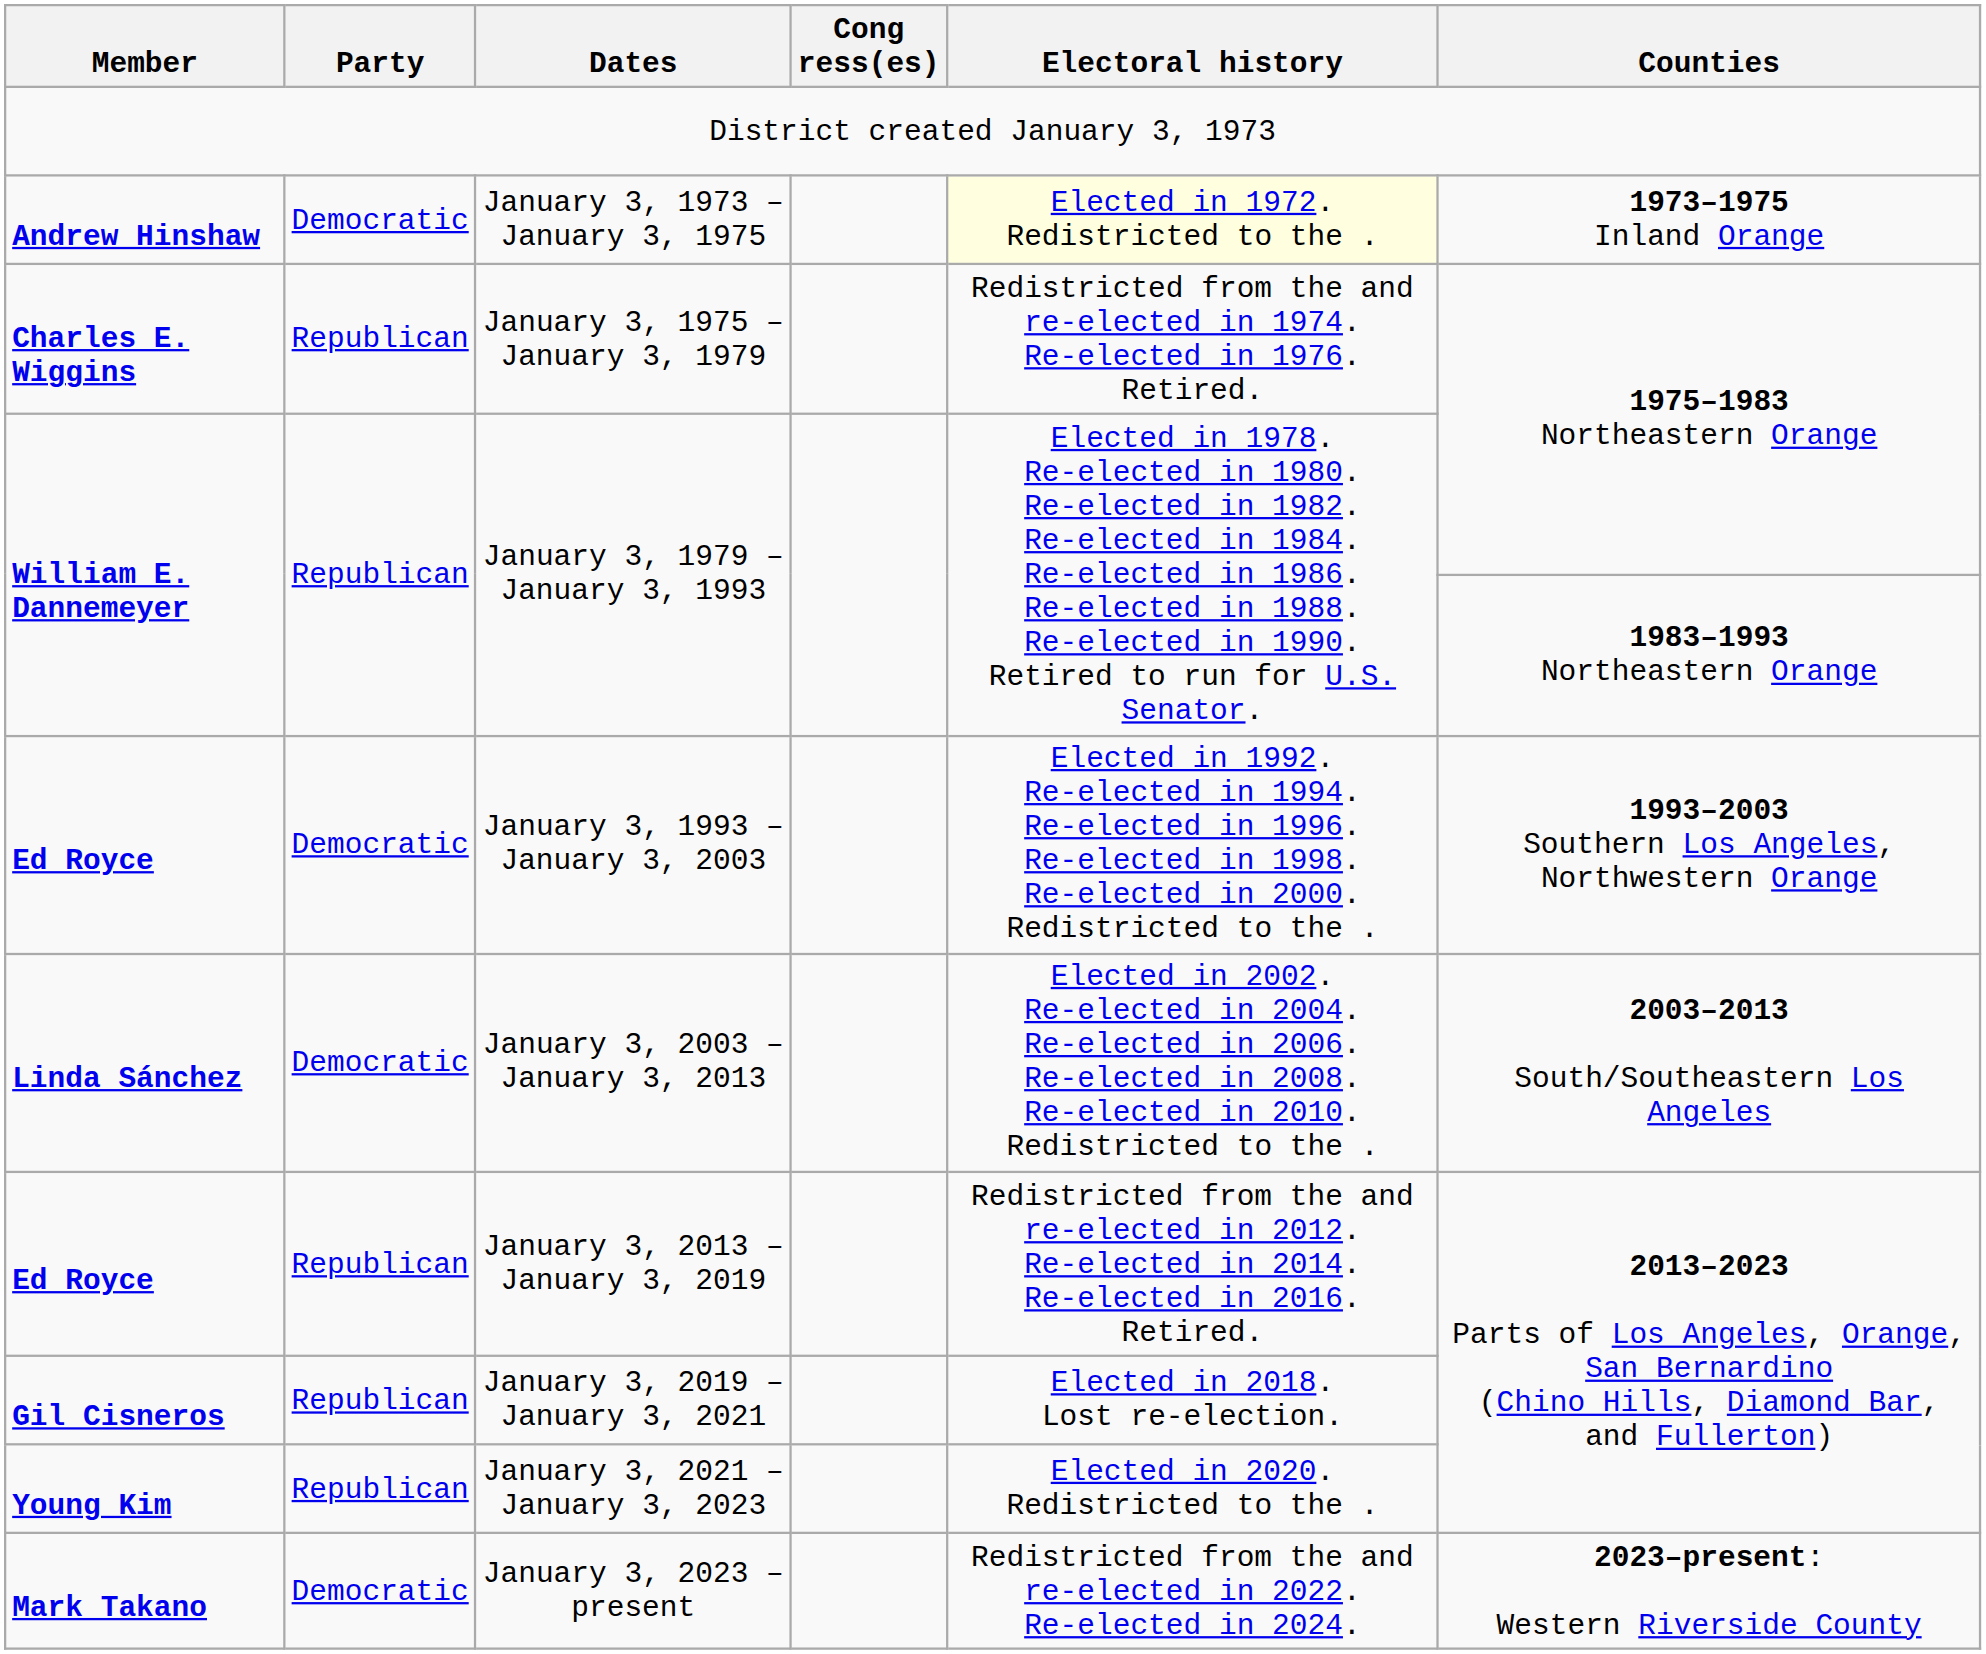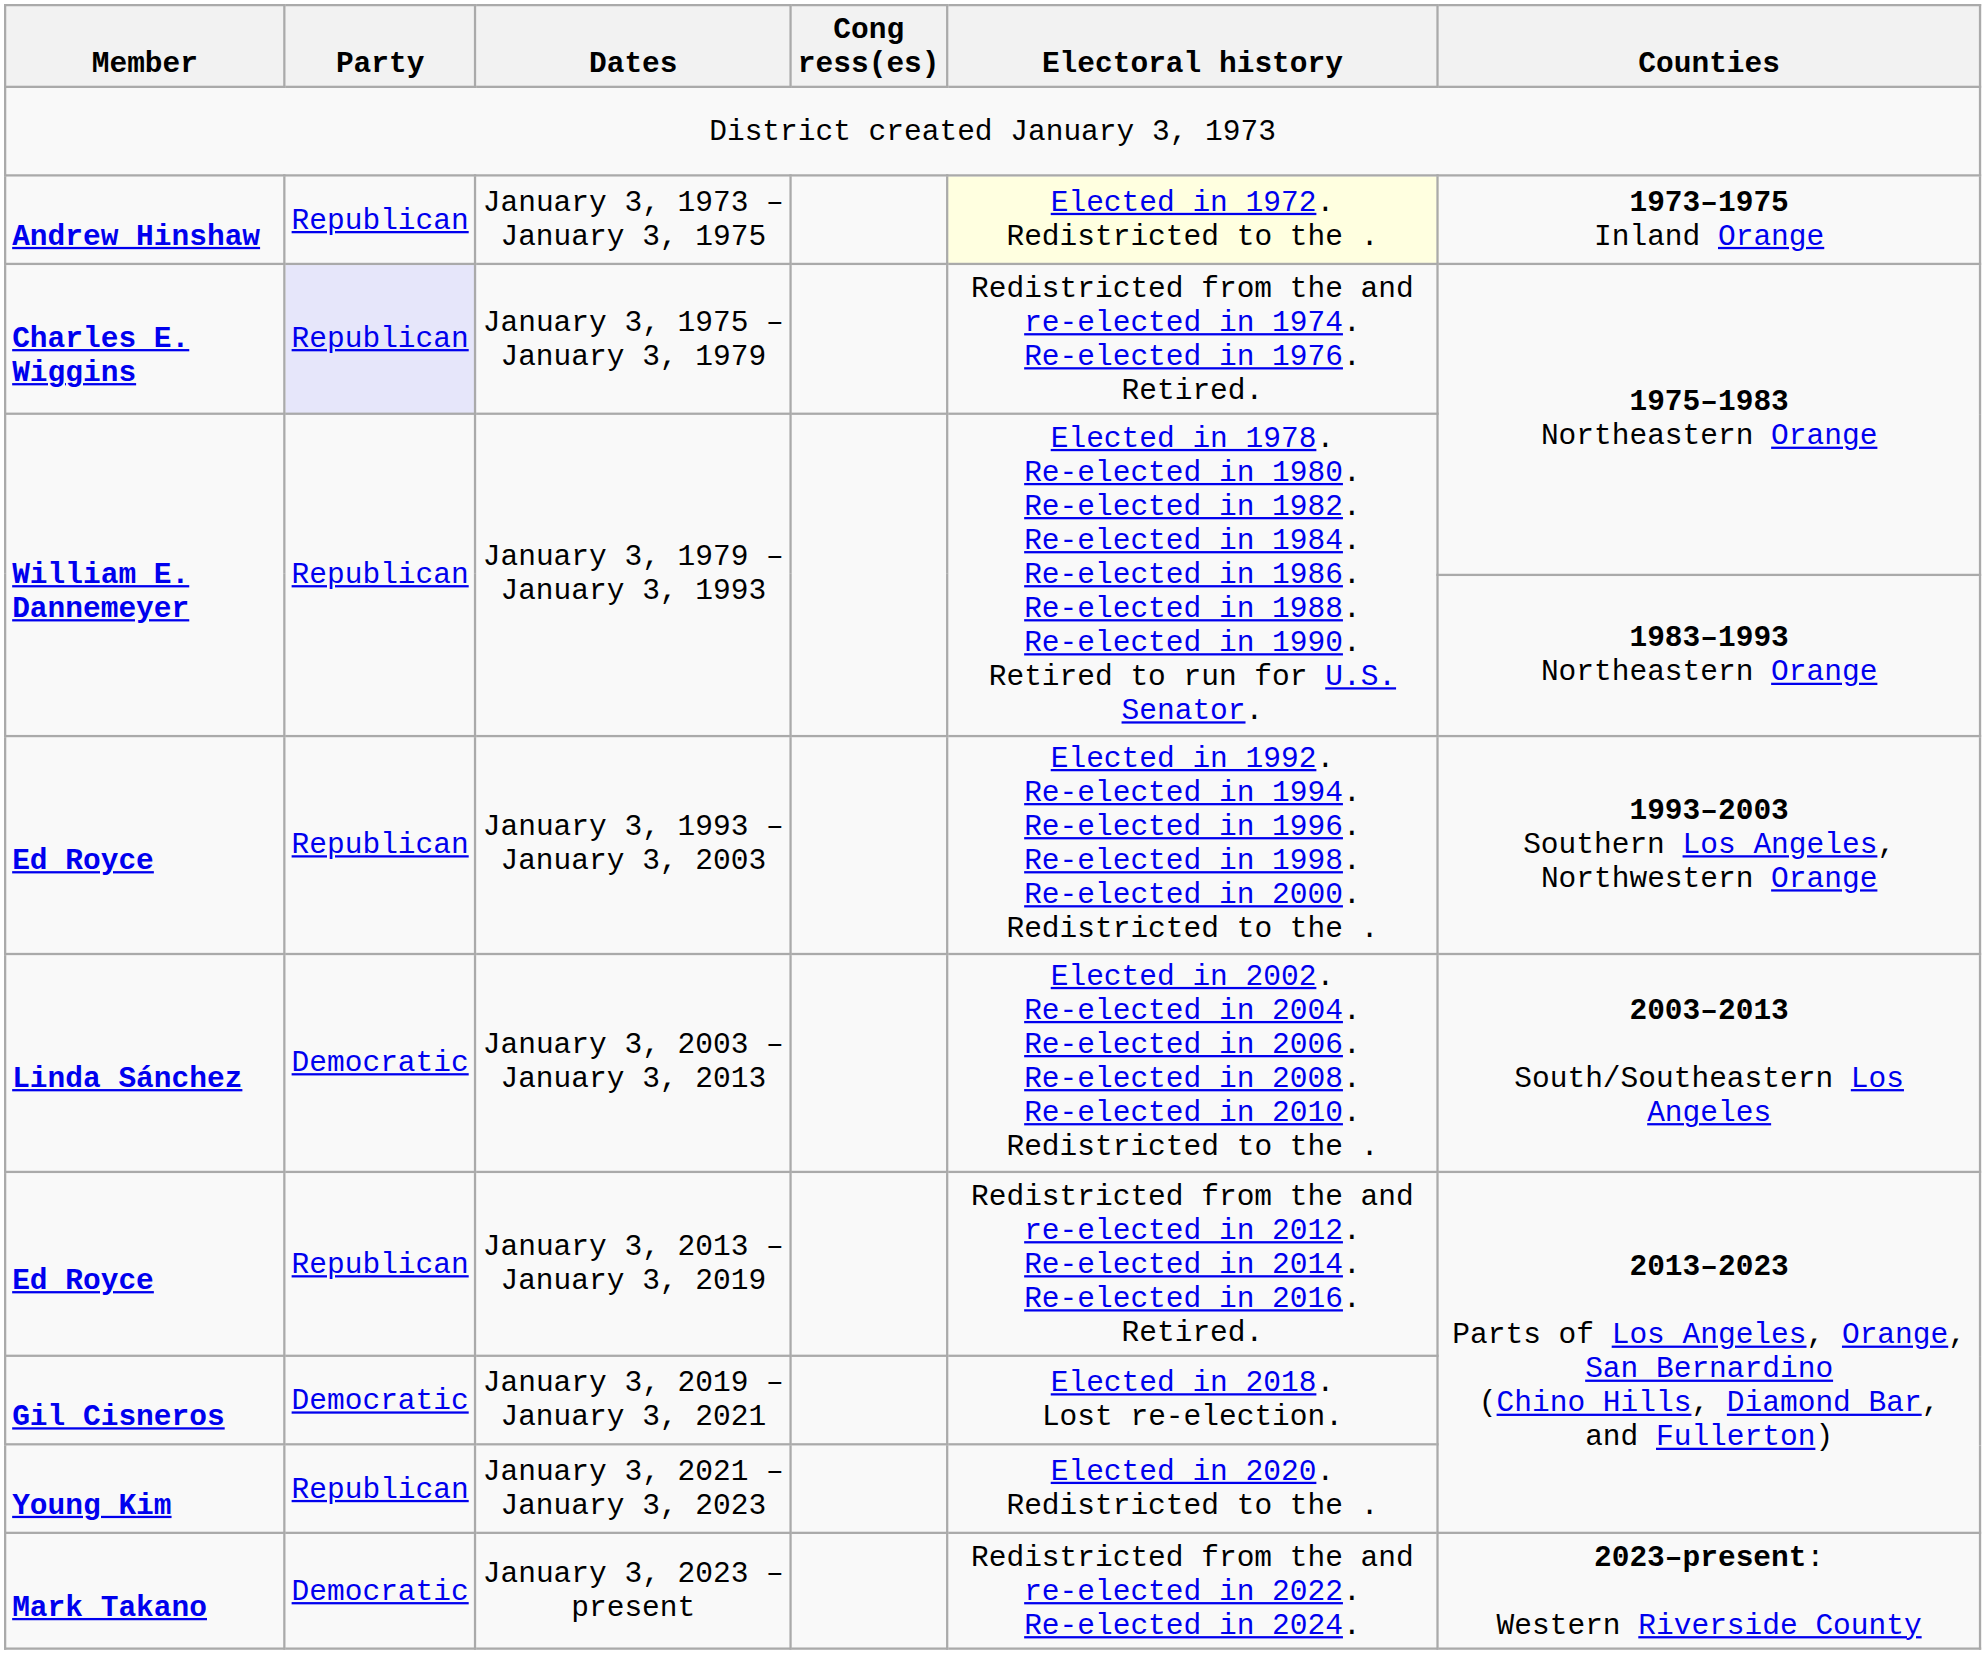(380, 220) Democratic -> (380, 220) Republican
(380, 339) no background -> (380, 339) lavender background
(380, 844) Democratic -> (380, 844) Republican
(380, 1400) Republican -> (380, 1400) Democratic
